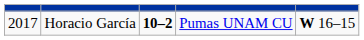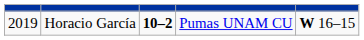(23, 23) 2017 -> (23, 23) 2019
